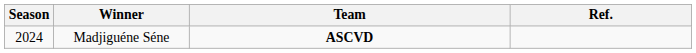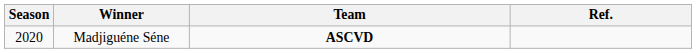(29, 37) 2024 -> (29, 37) 2020
